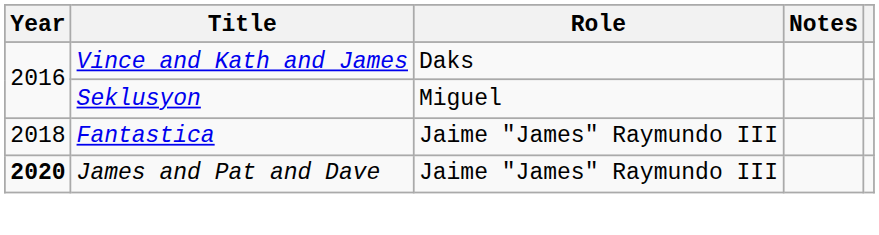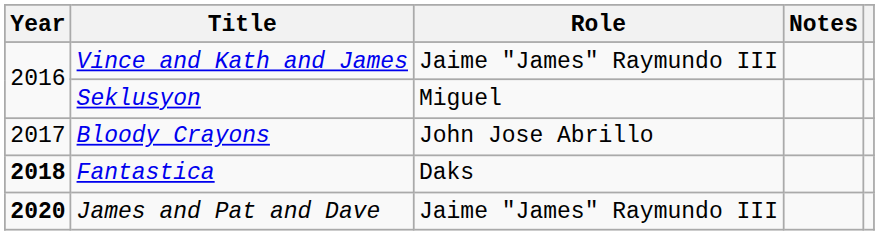(447, 61) Daks -> (598, 61) Jaime "James" Raymundo III
+ row: (173, 136)
(38, 136) normal -> (38, 174) bold
(598, 136) Jaime "James" Raymundo III -> (447, 174) Daks
